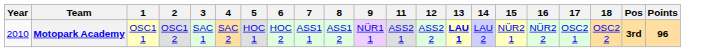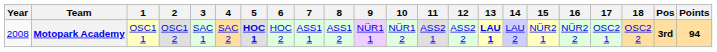+ column: (402, 12)
(18, 33) 2010 -> (18, 33) 2008
(254, 33) normal -> (254, 33) bold
(663, 33) 96 -> (694, 33) 94
